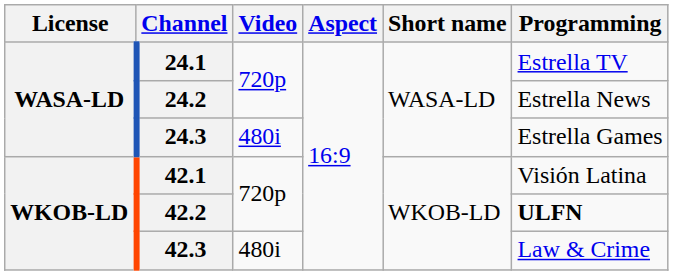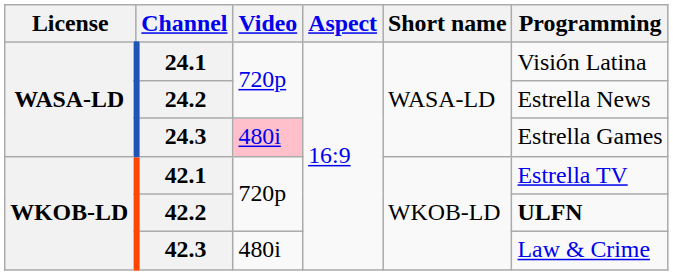(573, 61) Estrella TV -> (582, 61) Visión Latina
(260, 136) no background -> (260, 136) pink background
(582, 174) Visión Latina -> (573, 174) Estrella TV
